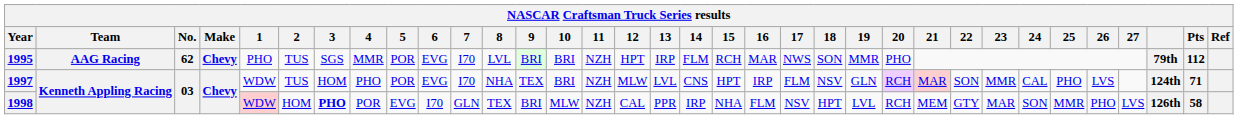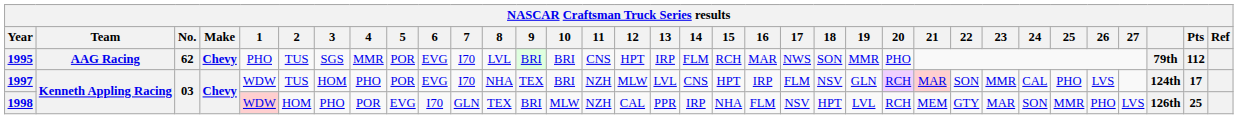(599, 59) NZH -> (598, 59) CNS
(1196, 80) 71 -> (1196, 80) 17
(332, 102) bold -> (332, 102) normal
(1196, 102) 58 -> (1196, 102) 25
